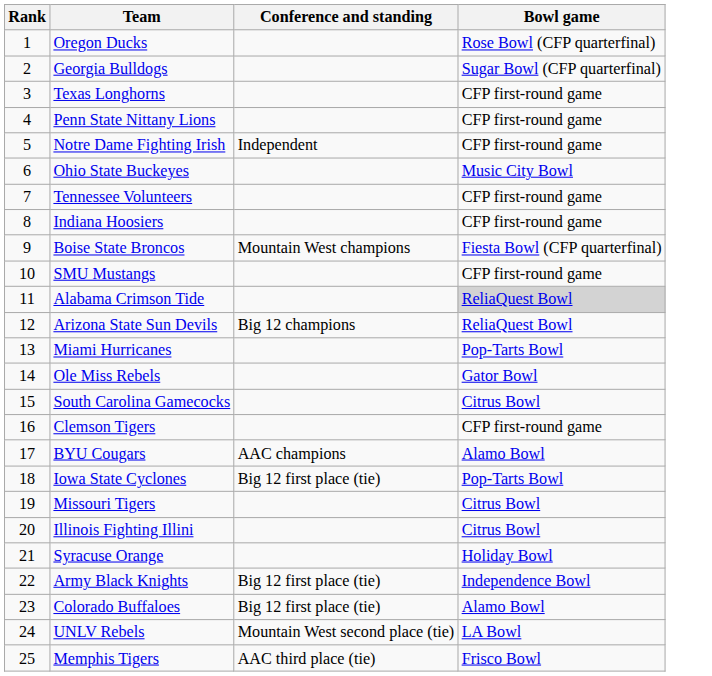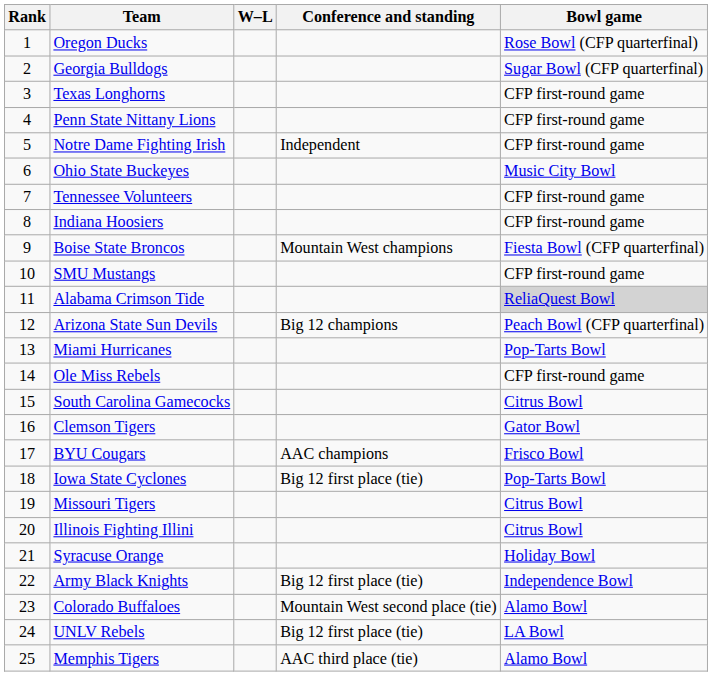+ column: (255, 17)
(517, 324) ReliaQuest Bowl -> (604, 324) Peach Bowl (CFP quarterfinal)
(500, 376) Gator Bowl -> (574, 376) CFP first-round game
(532, 427) CFP first-round game -> (542, 427) Gator Bowl
(503, 453) Alamo Bowl -> (544, 453) Frisco Bowl
(309, 606) Big 12 first place (tie) -> (388, 606) Mountain West second place (tie)
(346, 632) Mountain West second place (tie) -> (352, 632) Big 12 first place (tie)
(501, 658) Frisco Bowl -> (546, 658) Alamo Bowl
